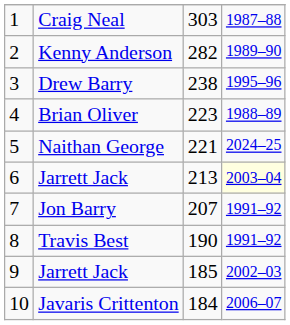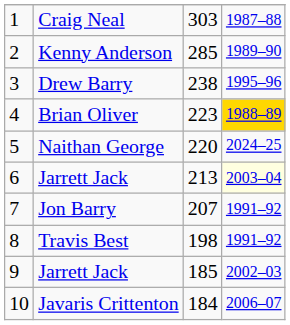(203, 51) 282 -> (203, 51) 285
(254, 114) no background -> (254, 114) gold background
(203, 146) 221 -> (203, 146) 220
(203, 240) 190 -> (203, 240) 198
